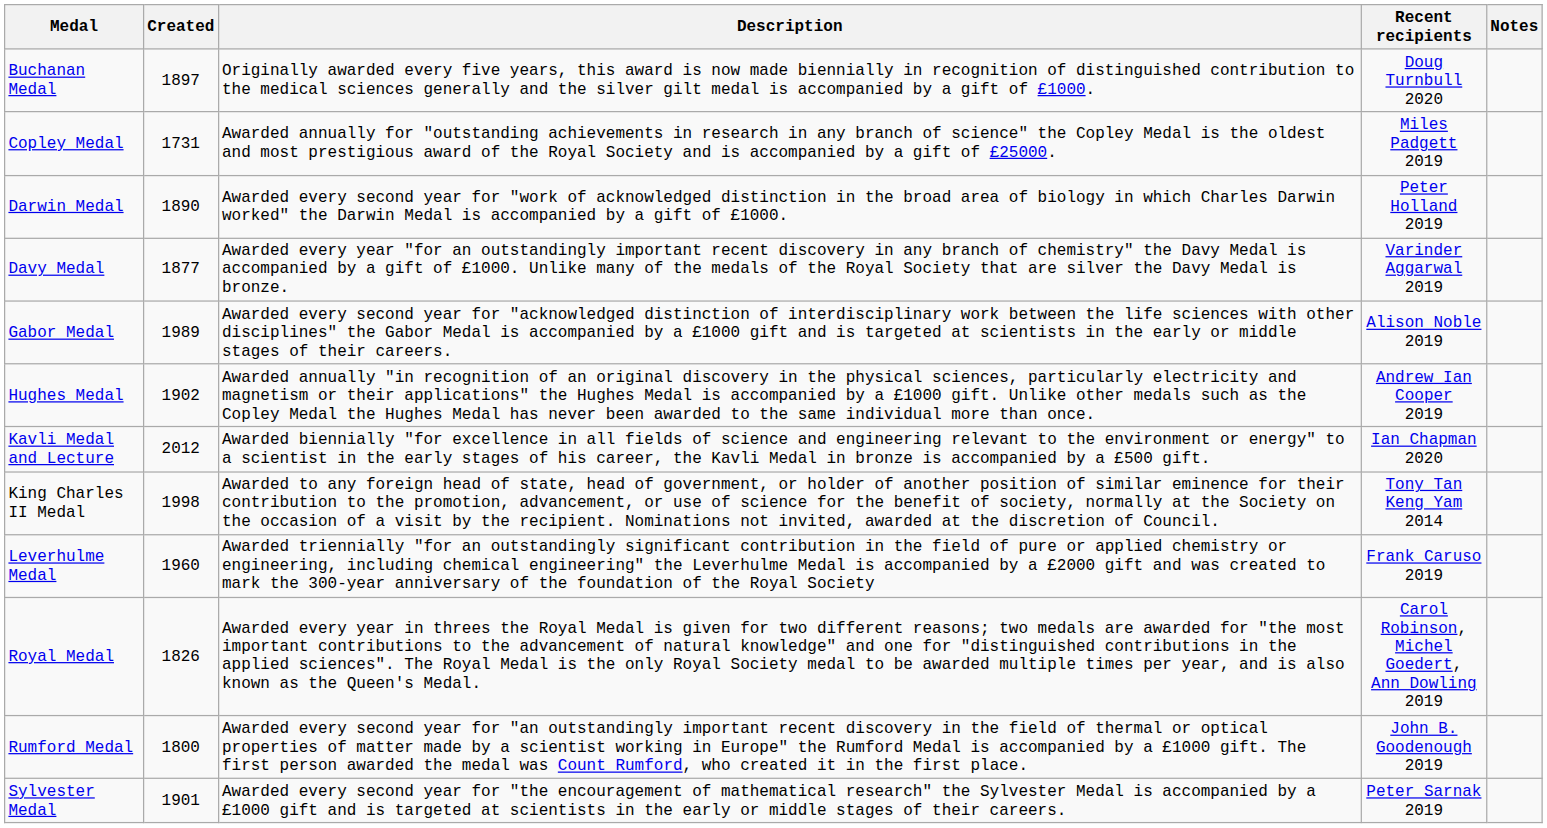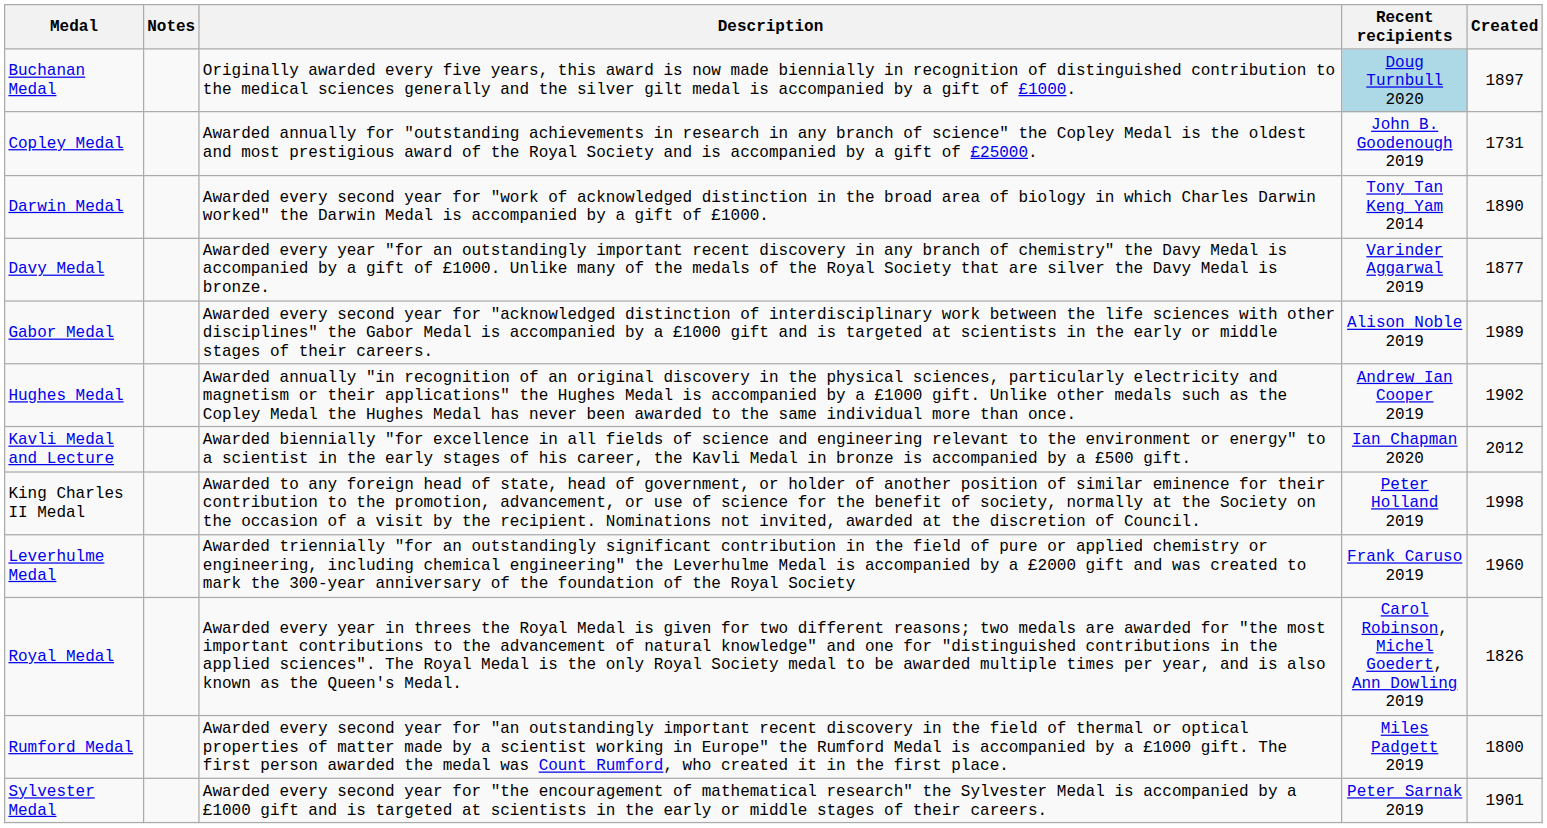columns swapped: (181, 27) <-> (1514, 27)
(1424, 81) no background -> (1405, 81) lightblue background
(1424, 144) Miles Padgett 2019 -> (1405, 144) John B. Goodenough 2019
(1424, 207) Peter Holland 2019 -> (1405, 207) Tony Tan Keng Yam 2014
(1424, 503) Tony Tan Keng Yam 2014 -> (1405, 503) Peter Holland 2019
(1424, 747) John B. Goodenough 2019 -> (1405, 747) Miles Padgett 2019
